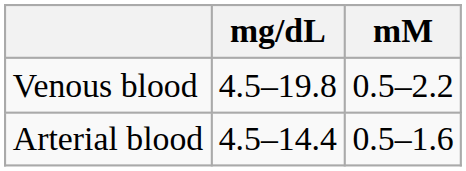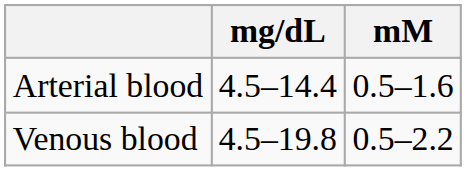rows swapped: (105, 84) <-> (108, 138)
